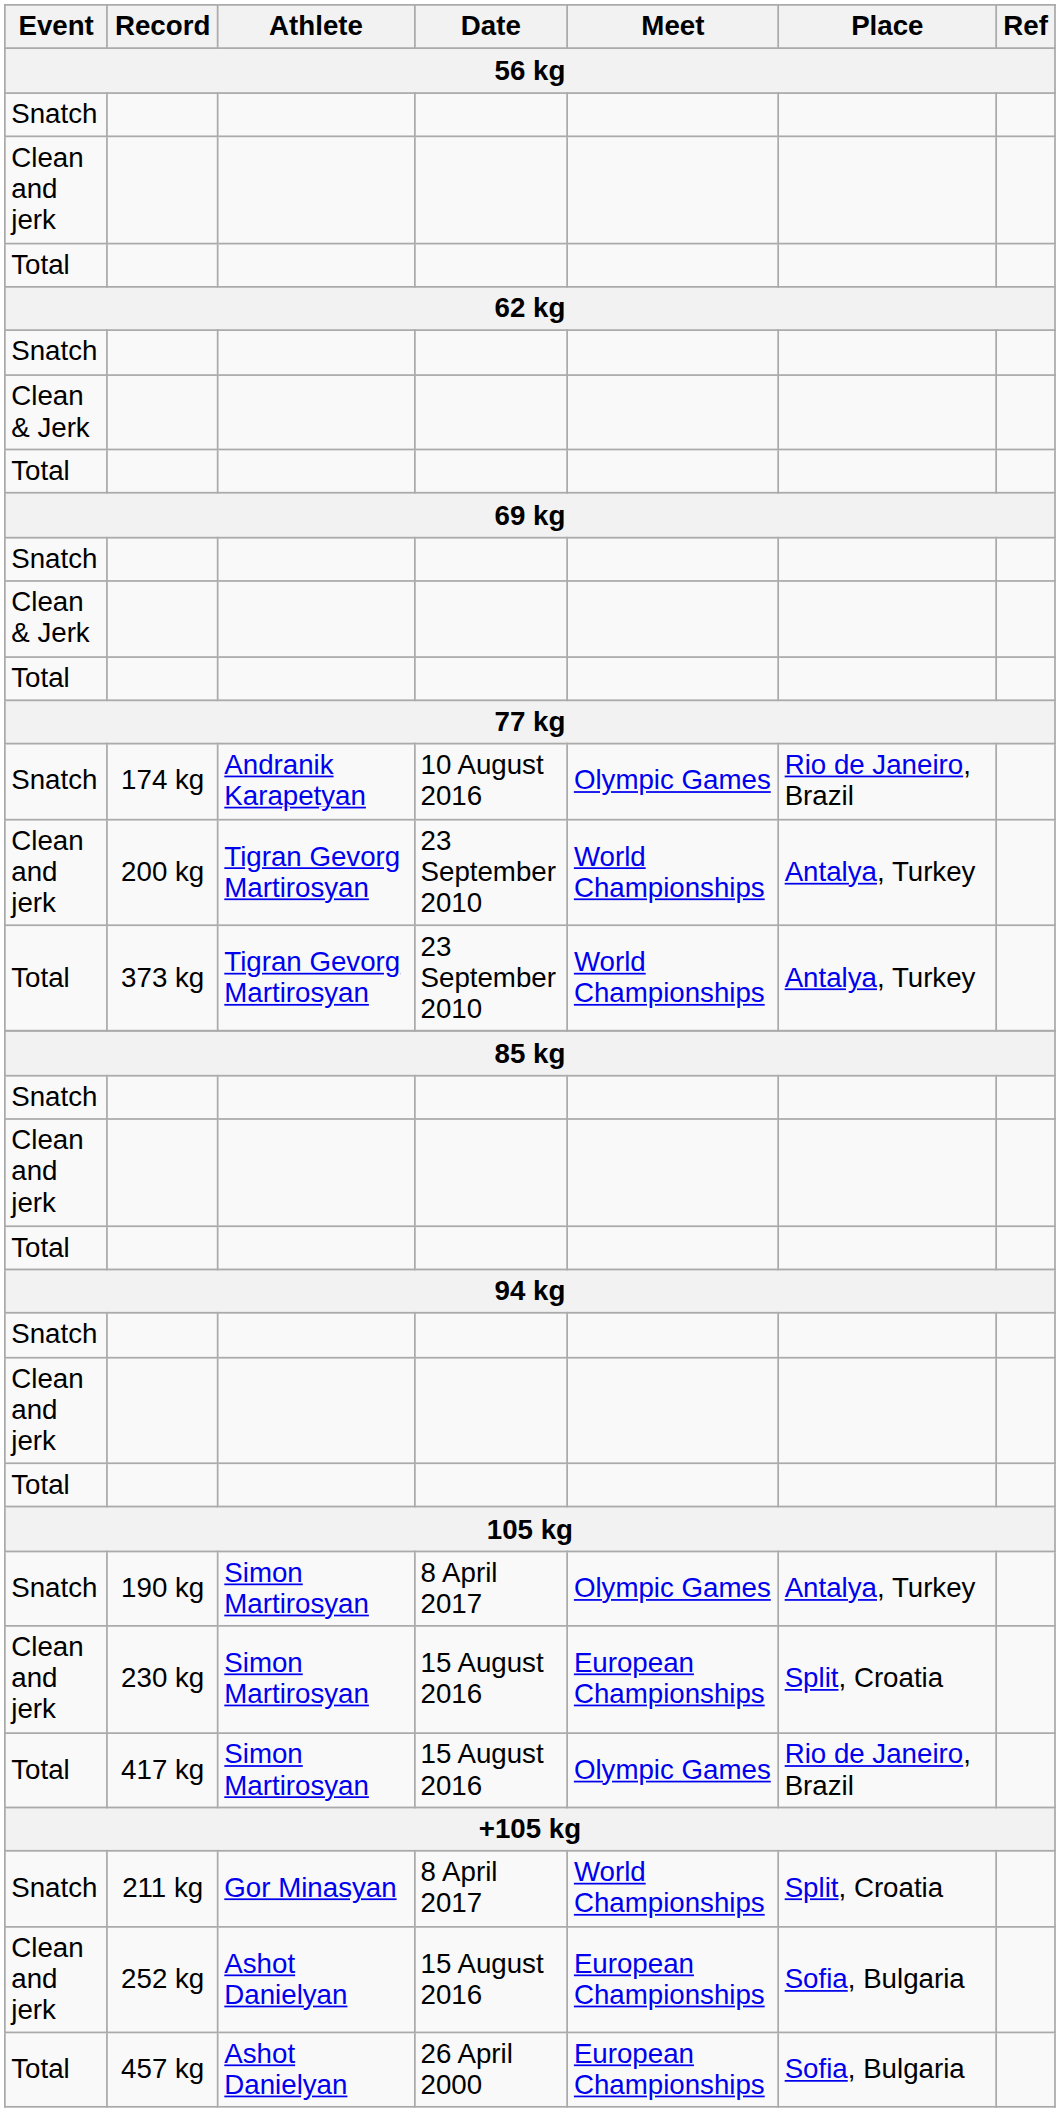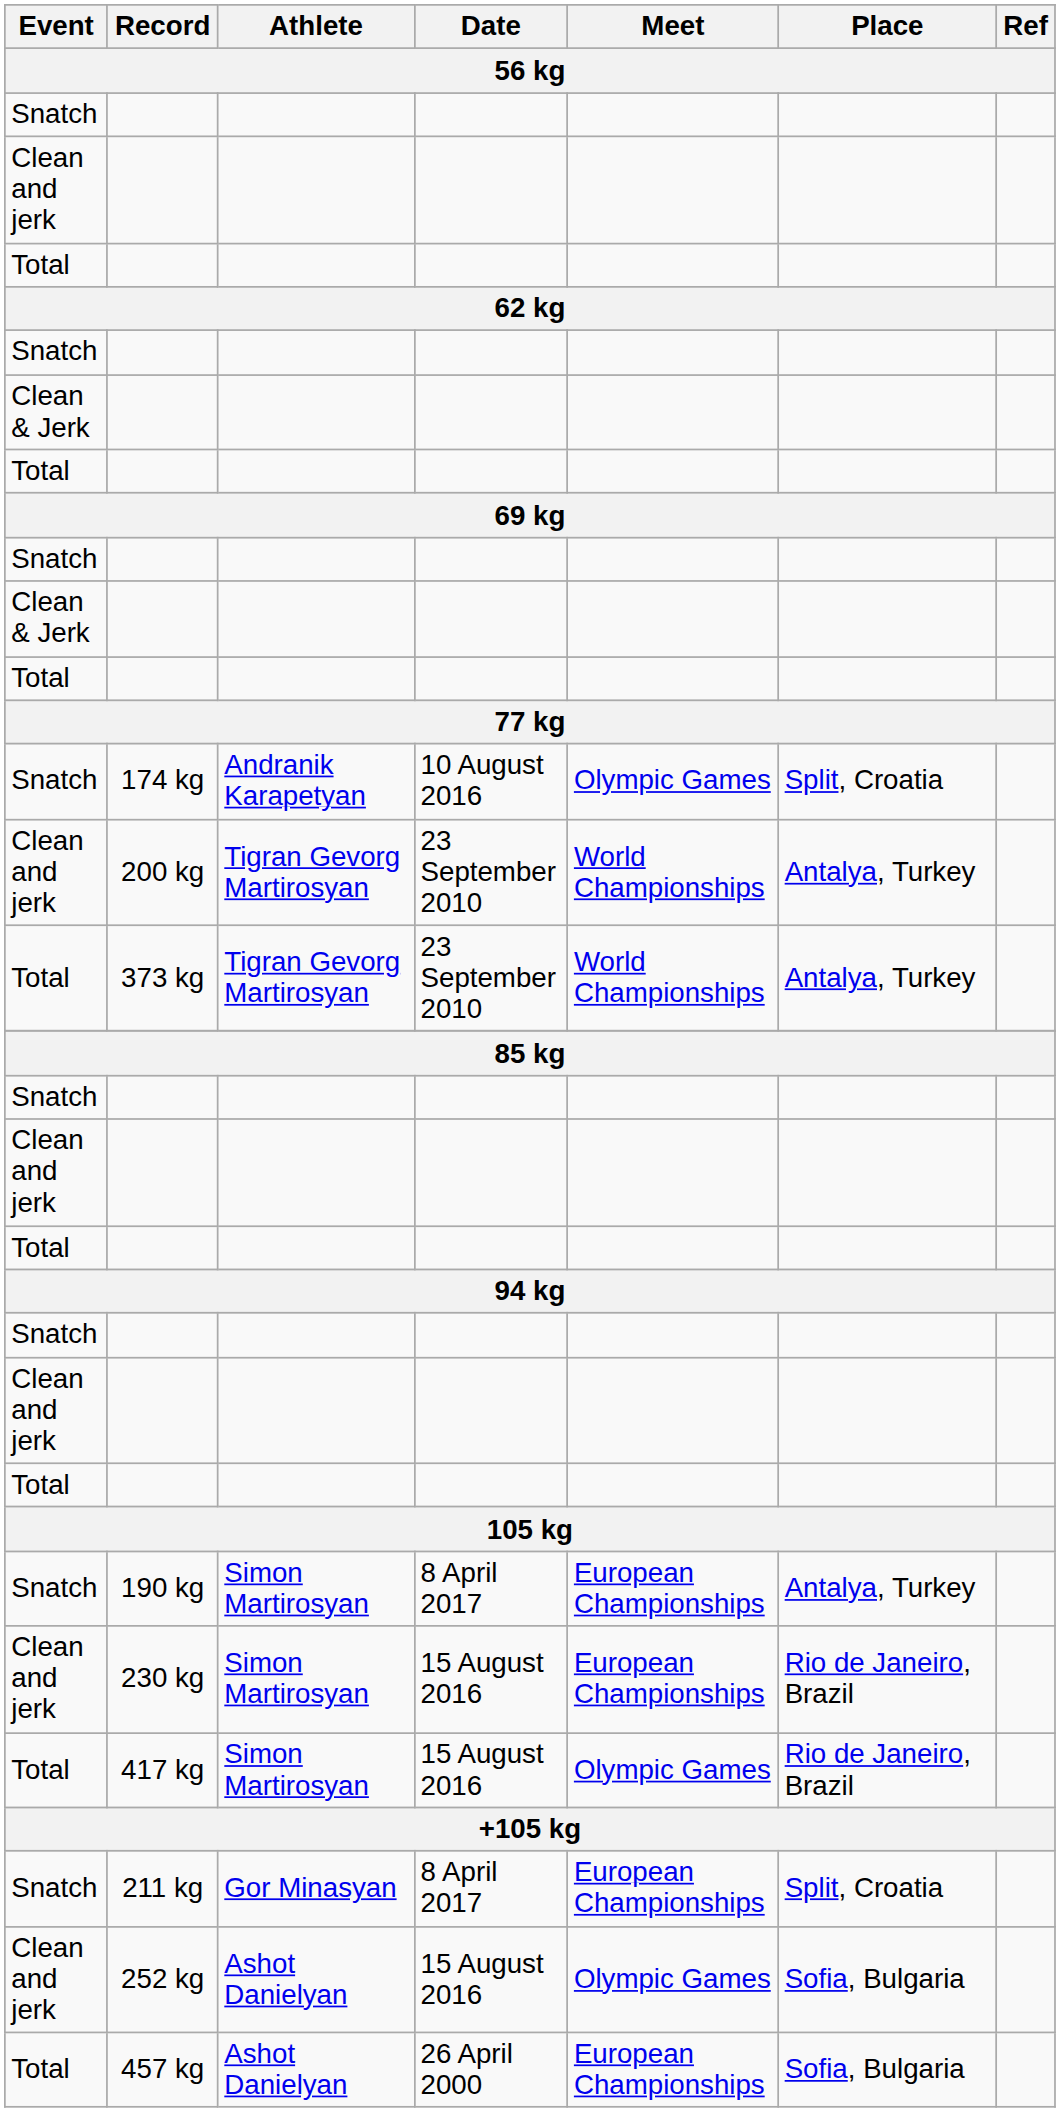(878, 781) Rio de Janeiro, Brazil -> (864, 781) Split, Croatia
(672, 1588) Olympic Games -> (669, 1588) European Championships
(864, 1678) Split, Croatia -> (878, 1678) Rio de Janeiro, Brazil
(669, 1888) World Championships -> (669, 1888) European Championships
(669, 1978) European Championships -> (672, 1978) Olympic Games
